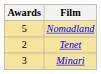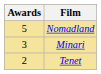rows swapped: (70, 61) <-> (70, 45)
